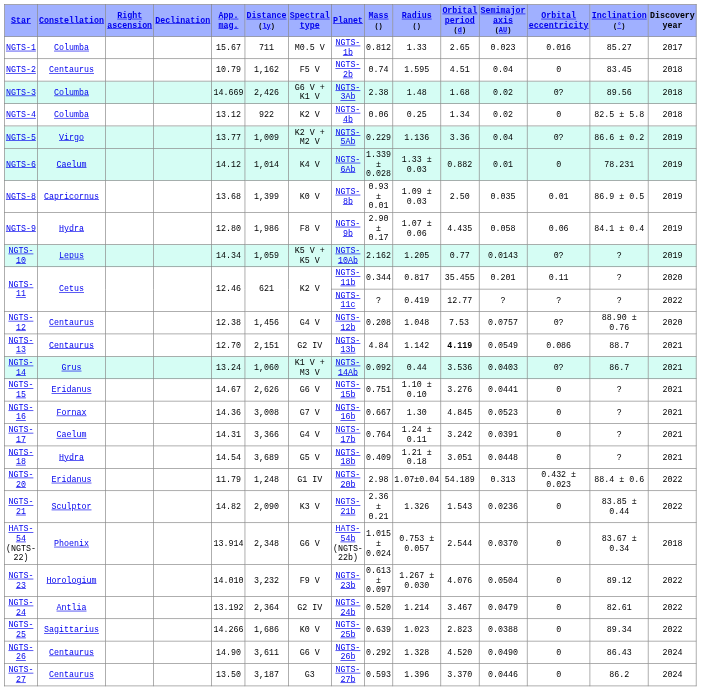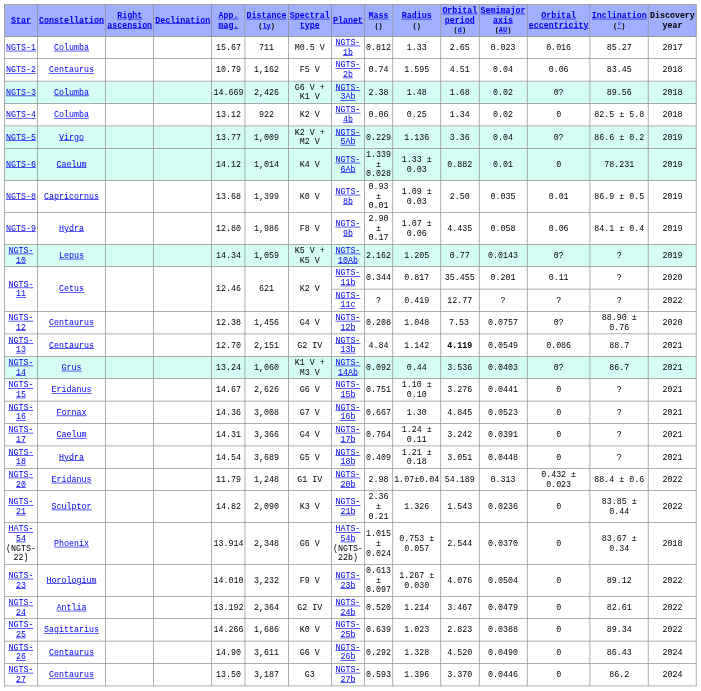(559, 70) 0 -> (559, 70) 0.06
